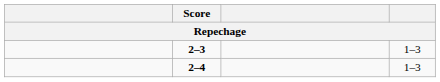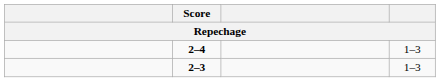rows swapped: (197, 49) <-> (197, 67)
